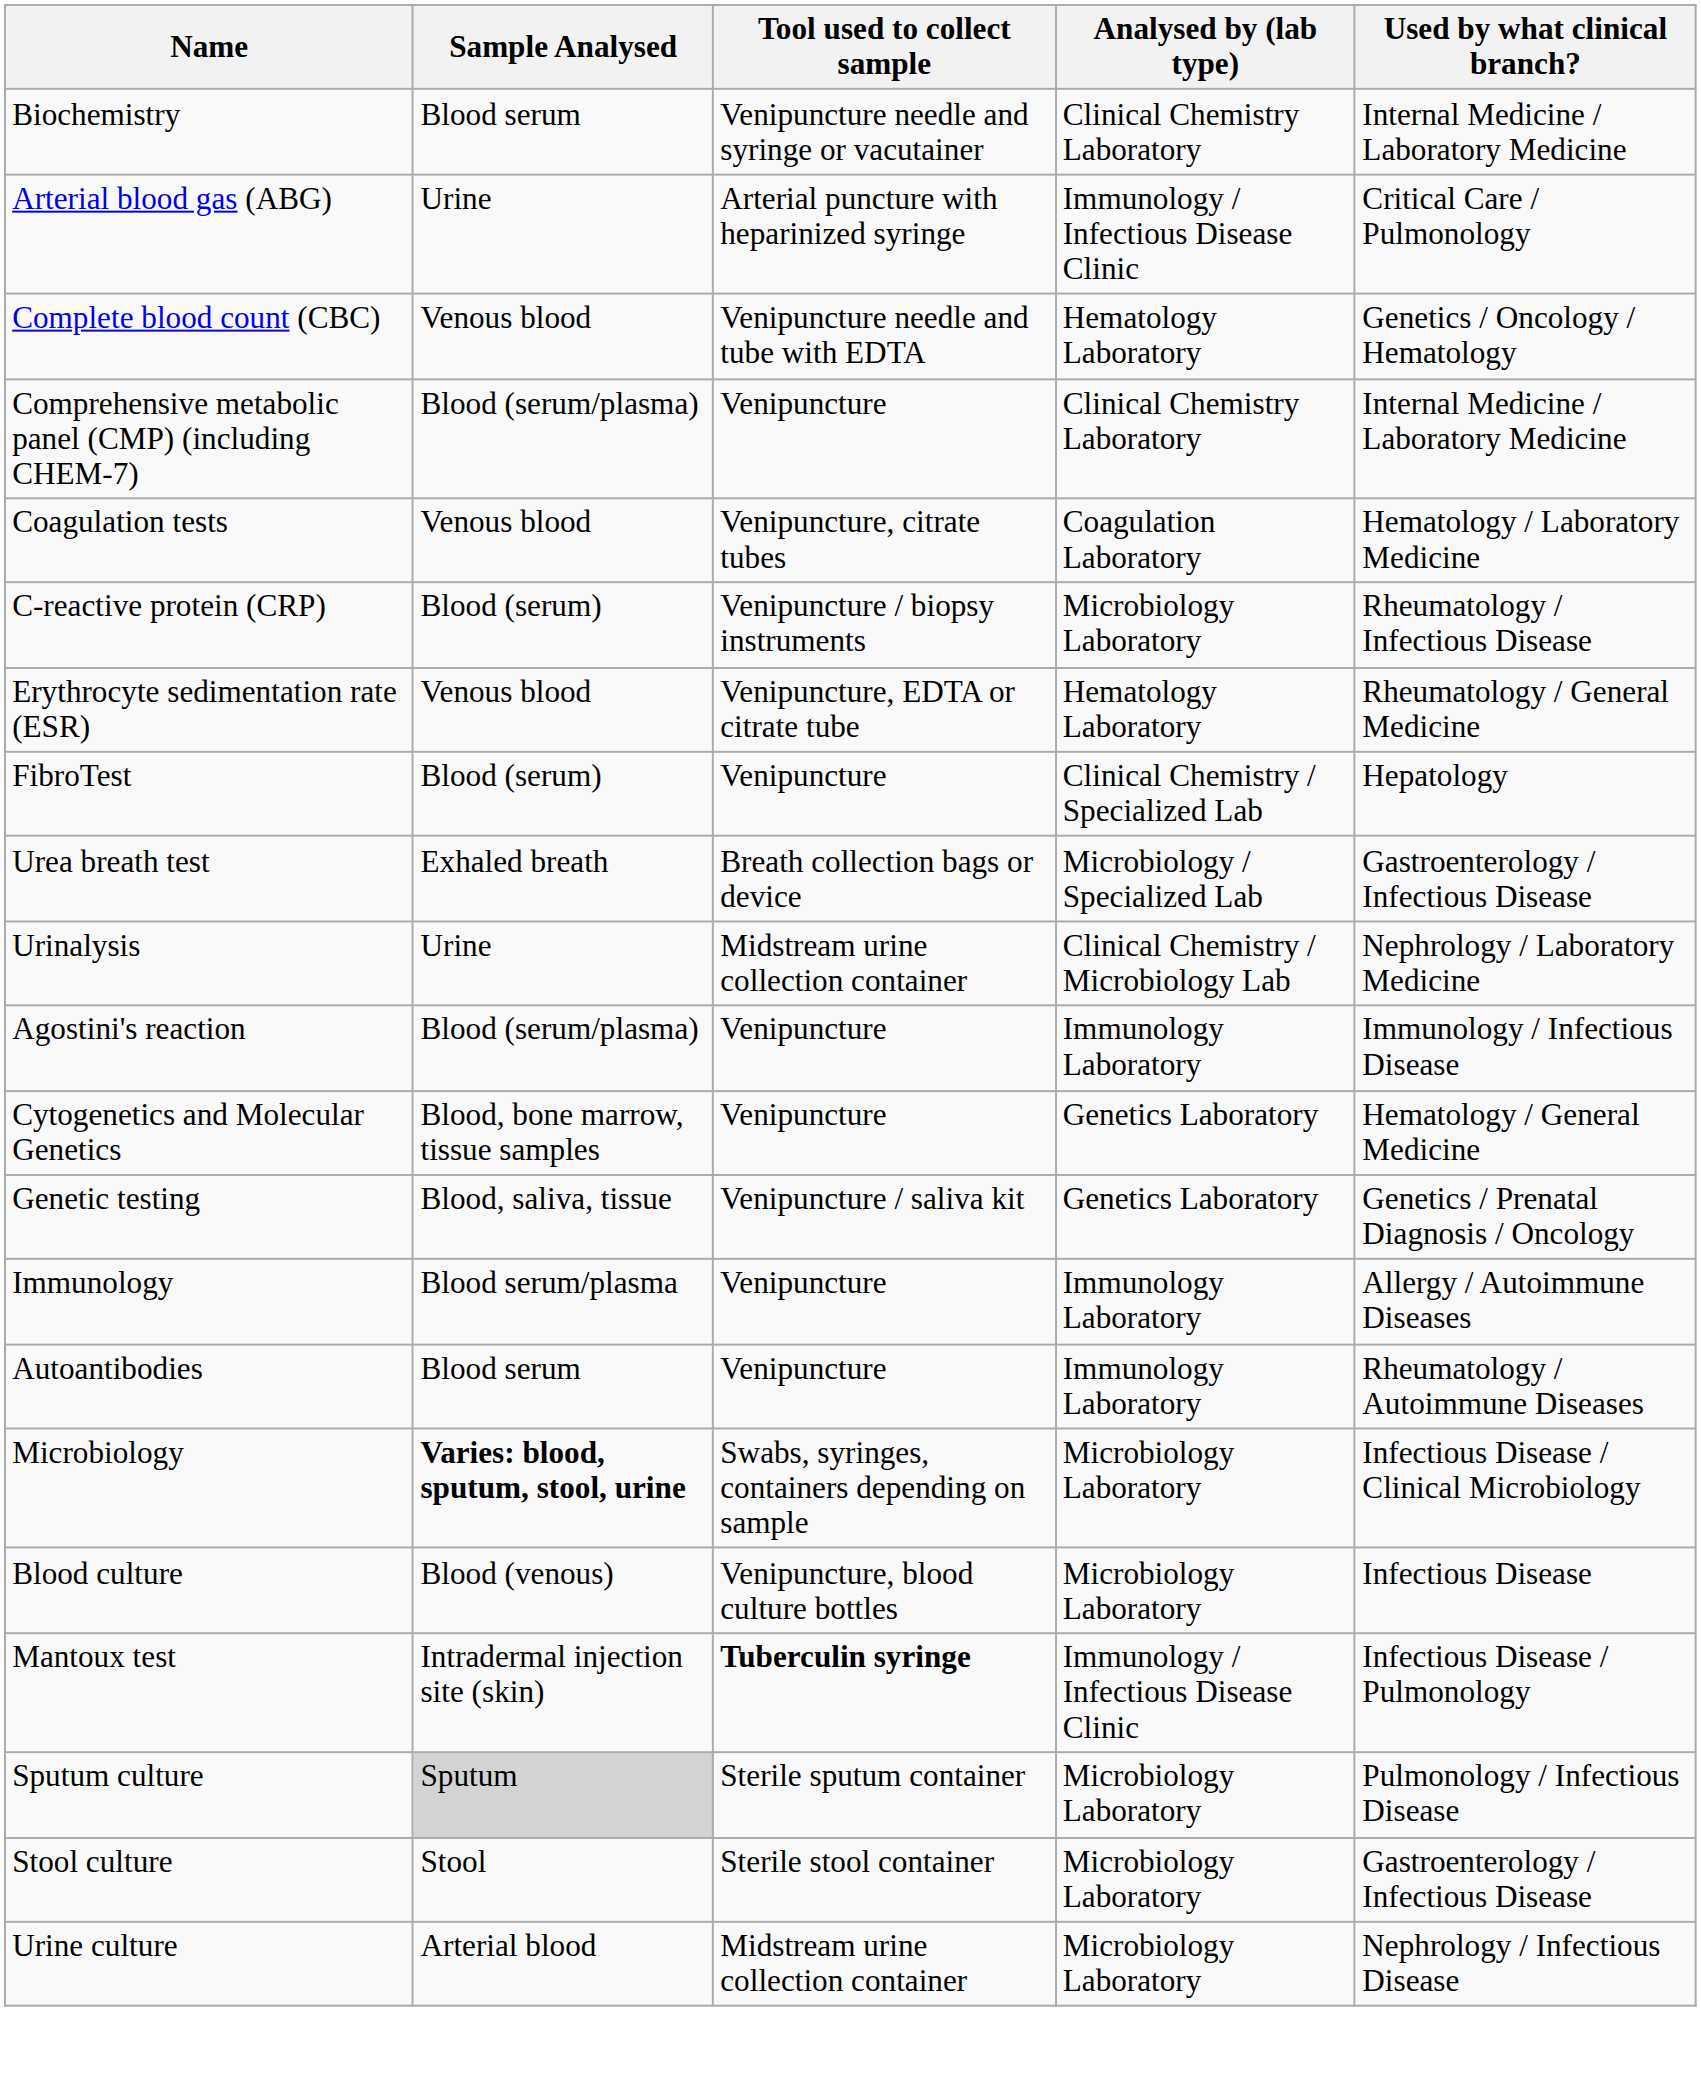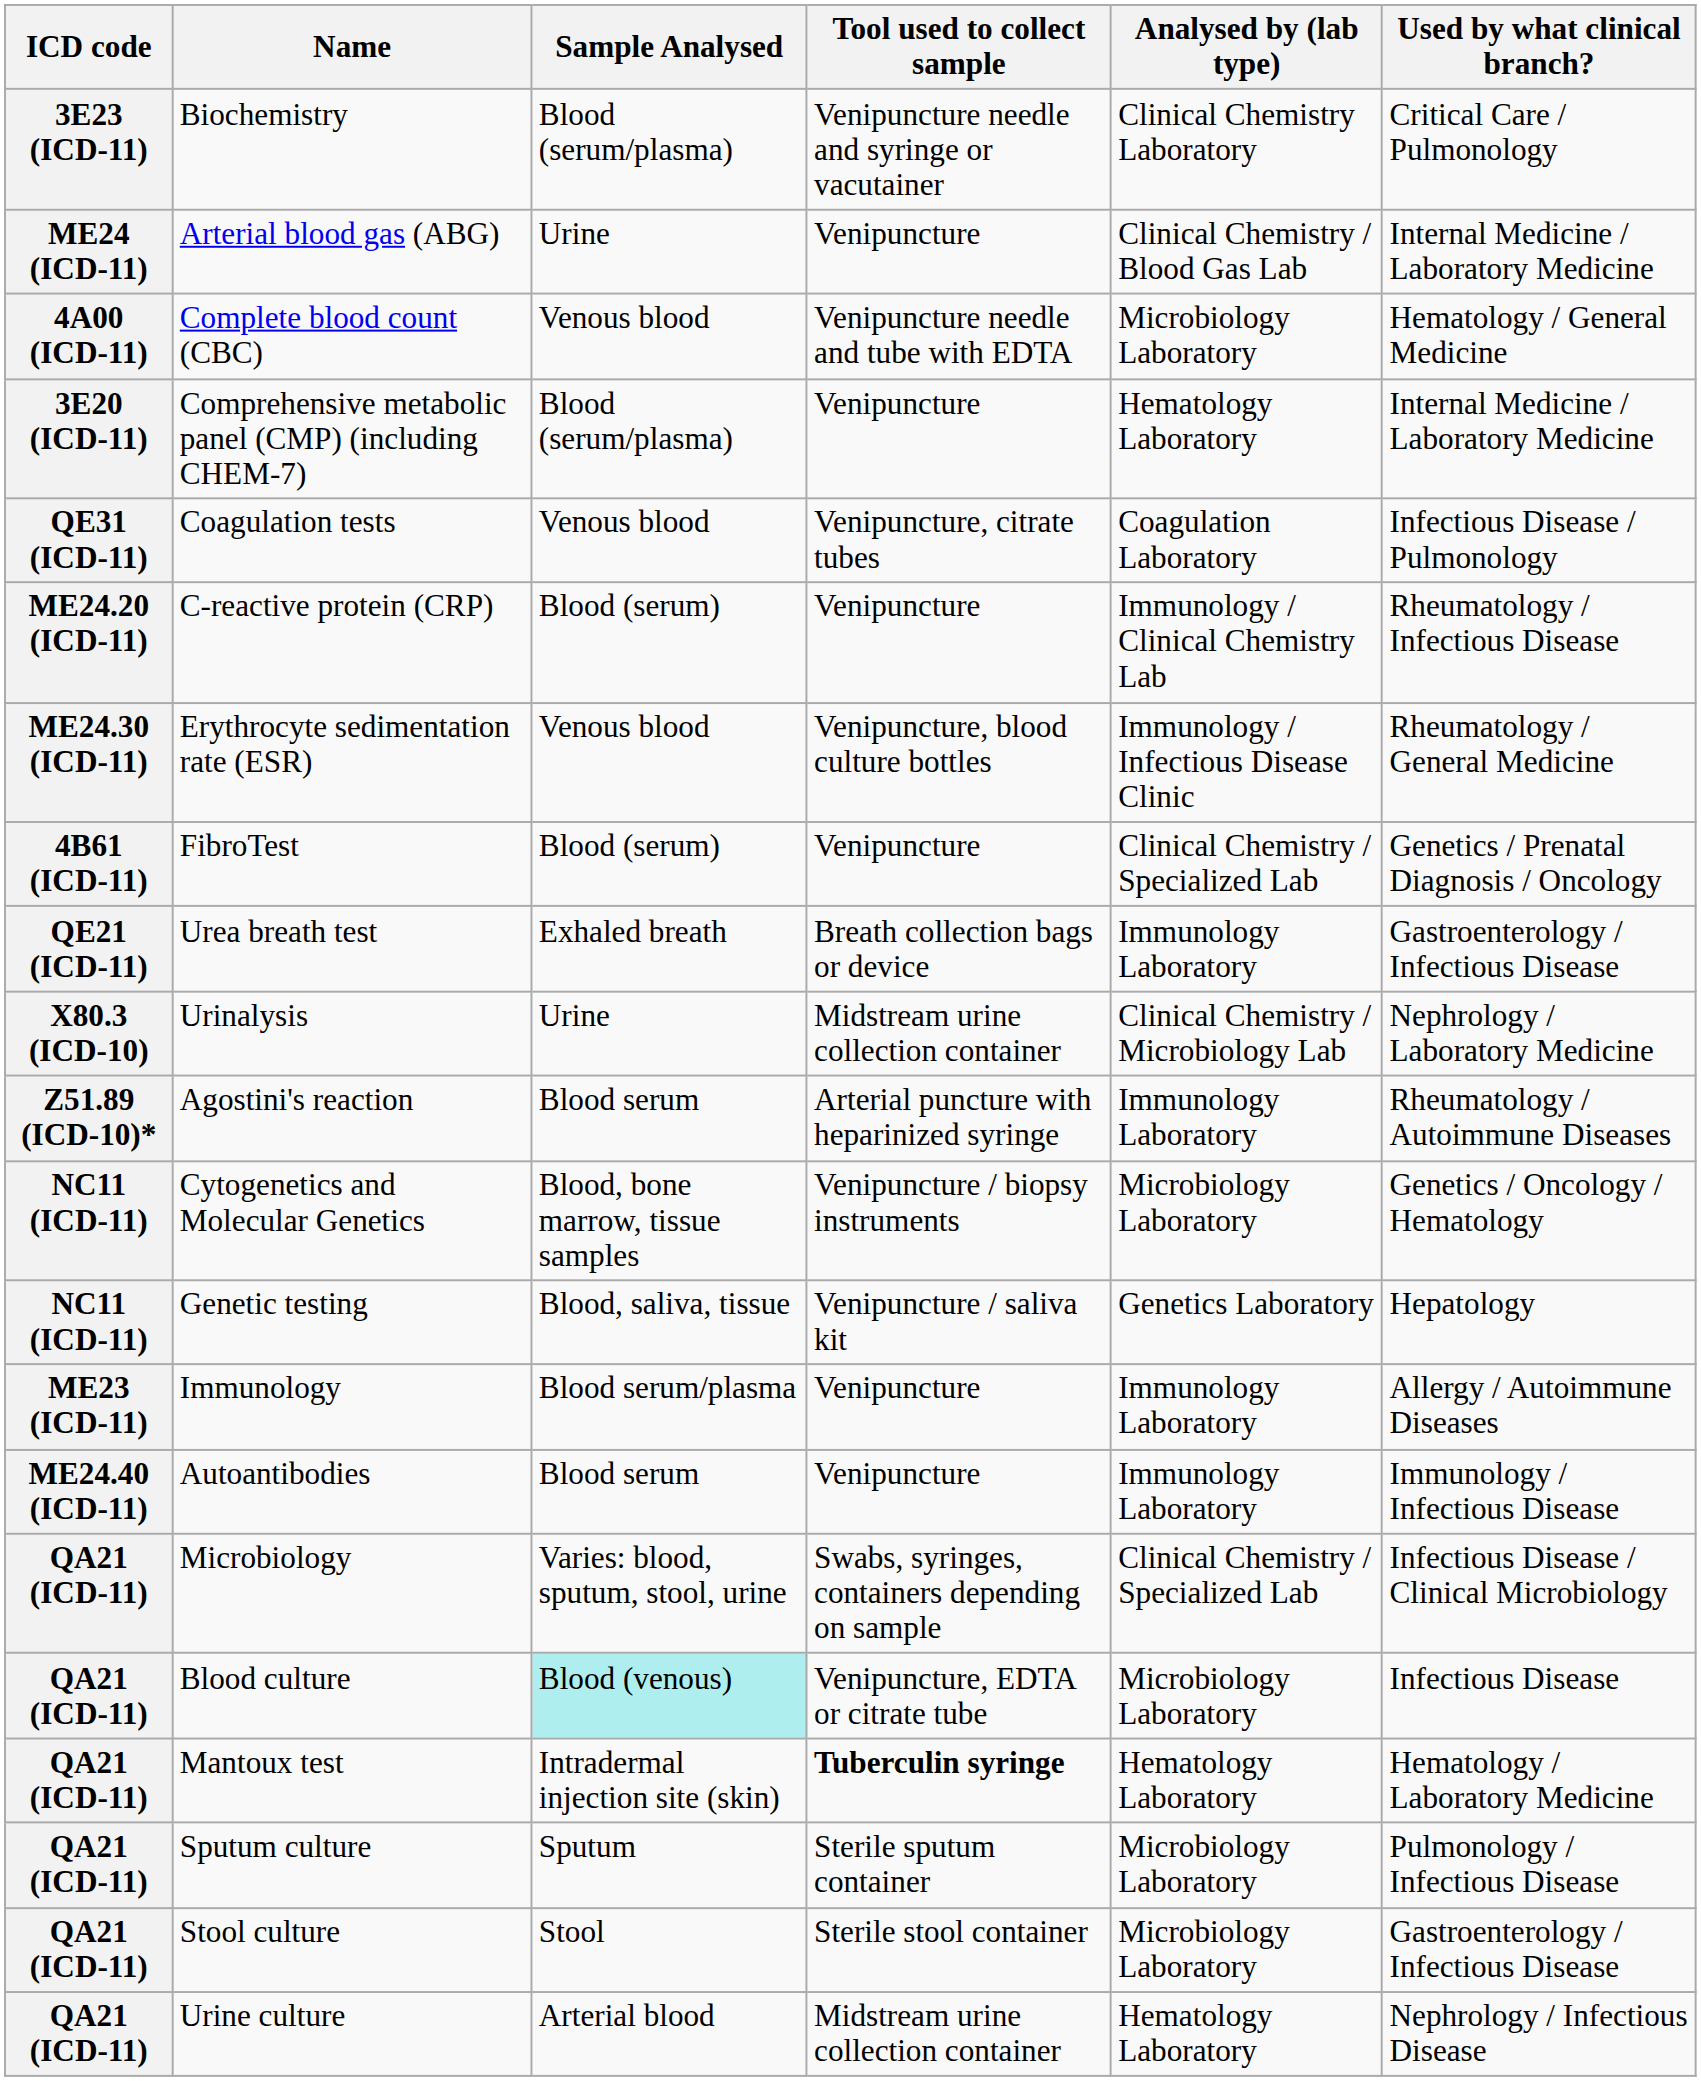+ column: (89, 46)
(501, 113) Blood serum -> (636, 131) Blood (serum/plasma)
(1494, 131) Internal Medicine / Laboratory Medicine -> (1478, 131) Critical Care / Pulmonology
(859, 215) Arterial puncture with heparinized syringe -> (897, 233) Venipuncture
(1178, 233) Immunology / Infectious Disease Clinic -> (1245, 251) Clinical Chemistry / Blood Gas Lab
(1451, 215) Critical Care / Pulmonology -> (1522, 251) Internal Medicine / Laboratory Medicine
(1140, 335) Hematology Laboratory -> (1204, 335) Microbiology Laboratory
(1499, 335) Genetics / Oncology / Hematology -> (1528, 335) Hematology / General Medicine
(1181, 420) Clinical Chemistry Laboratory -> (1195, 420) Hematology Laboratory
(1521, 539) Hematology / Laboratory Medicine -> (1513, 539) Infectious Disease / Pulmonology
(857, 624) Venipuncture / biopsy instruments -> (897, 606) Venipuncture
(1149, 624) Microbiology Laboratory -> (1237, 642) Immunology / Clinical Chemistry Lab
(868, 709) Venipuncture, EDTA or citrate tube -> (941, 744) Venipuncture, blood culture bottles
(1140, 709) Hematology Laboratory -> (1233, 761) Immunology / Infectious Disease Clinic
(1435, 776) Hepatology -> (1526, 863) Genetics / Prenatal Diagnosis / Oncology
(1163, 878) Microbiology / Specialized Lab -> (1199, 948) Immunology Laboratory
(560, 1029) Blood (serum/plasma) -> (619, 1100) Blood serum
(803, 1029) Venipuncture -> (953, 1117) Arterial puncture with heparinized syringe
(1517, 1047) Immunology / Infectious Disease -> (1530, 1117) Rheumatology / Autoimmune Diseases
(803, 1114) Venipuncture -> (951, 1202) Venipuncture / biopsy instruments
(1191, 1114) Genetics Laboratory -> (1204, 1202) Microbiology Laboratory
(1501, 1131) Hematology / General Medicine -> (1526, 1202) Genetics / Oncology / Hematology
(1498, 1216) Genetics / Prenatal Diagnosis / Oncology -> (1462, 1304) Hepatology
(1503, 1385) Rheumatology / Autoimmune Diseases -> (1504, 1491) Immunology / Infectious Disease
(553, 1470) bold -> (663, 1575) normal
(1149, 1470) Microbiology Laboratory -> (1245, 1575) Clinical Chemistry / Specialized Lab
(517, 1572) no background -> (635, 1677) paleturquoise background
(847, 1589) Venipuncture, blood culture bottles -> (945, 1695) Venipuncture, EDTA or citrate tube
(1178, 1692) Immunology / Infectious Disease Clinic -> (1195, 1779) Hematology Laboratory
(1485, 1674) Infectious Disease / Pulmonology -> (1522, 1779) Hematology / Laboratory Medicine
(469, 1776) lightgrey background -> (587, 1846) no background
(1149, 1963) Microbiology Laboratory -> (1195, 2033) Hematology Laboratory
